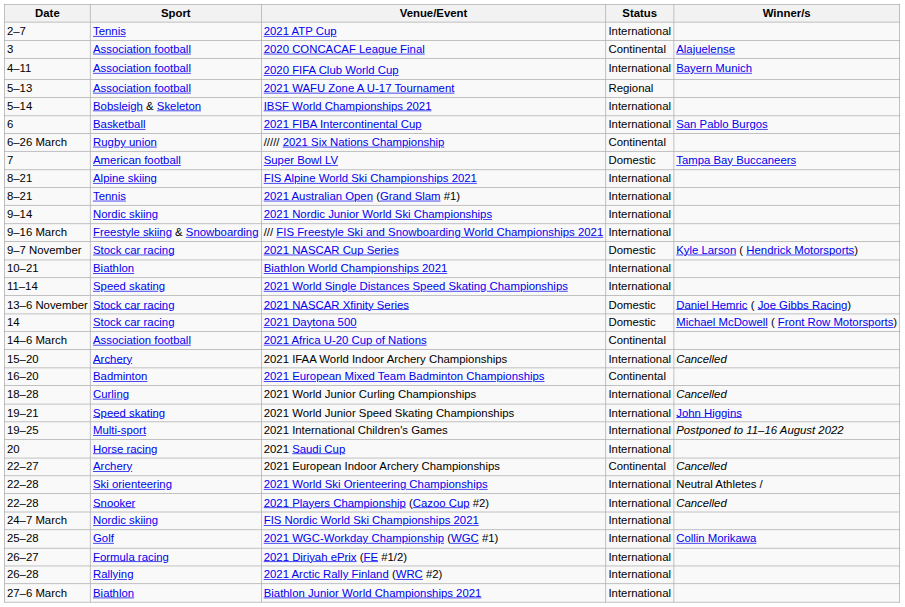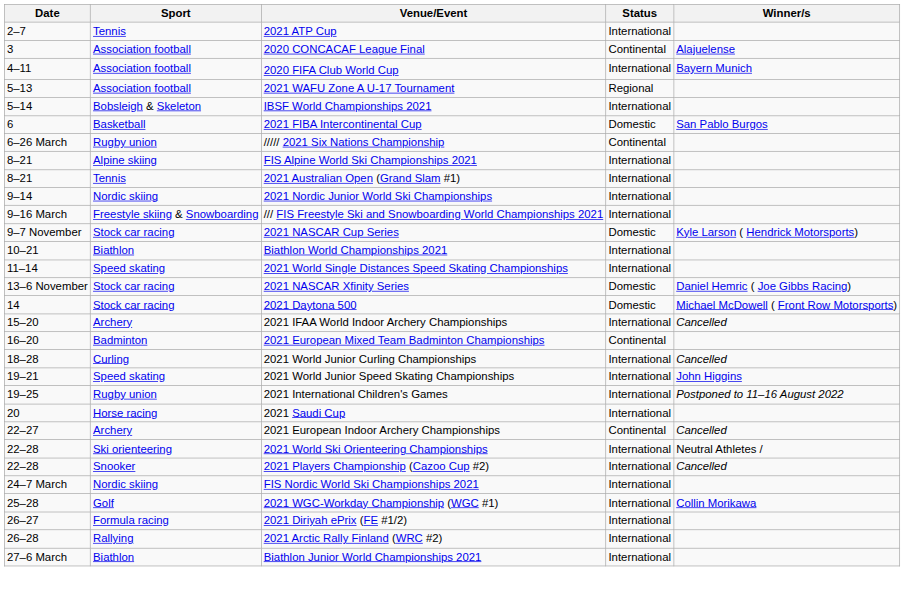(640, 124) International -> (632, 124) Domestic
- row: (301, 160)
- row: (345, 340)
(120, 430) Multi-sport -> (125, 394) Rugby union
